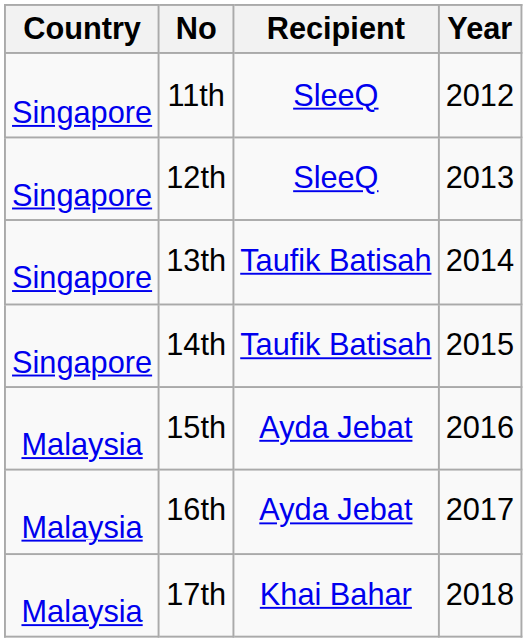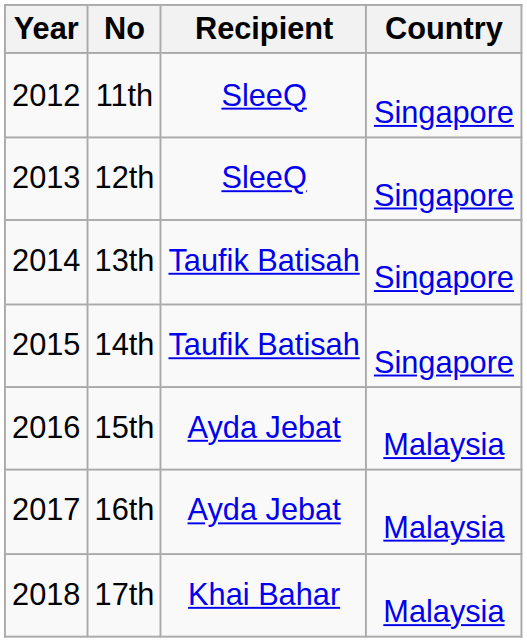columns swapped: (480, 28) <-> (82, 28)
